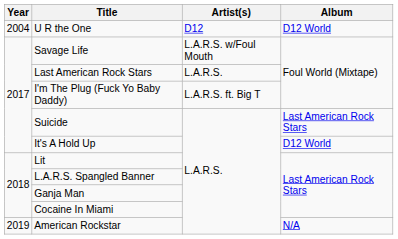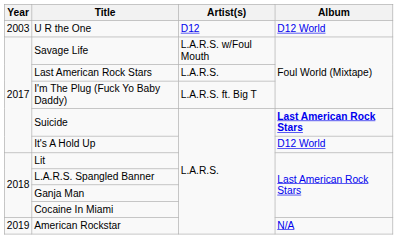(18, 28) 2004 -> (18, 28) 2003
(328, 122) normal -> (326, 122) bold
